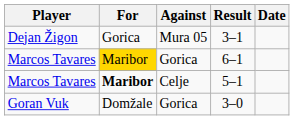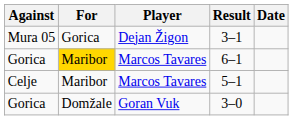columns swapped: (52, 15) <-> (183, 15)
(128, 81) bold -> (84, 81) normal
